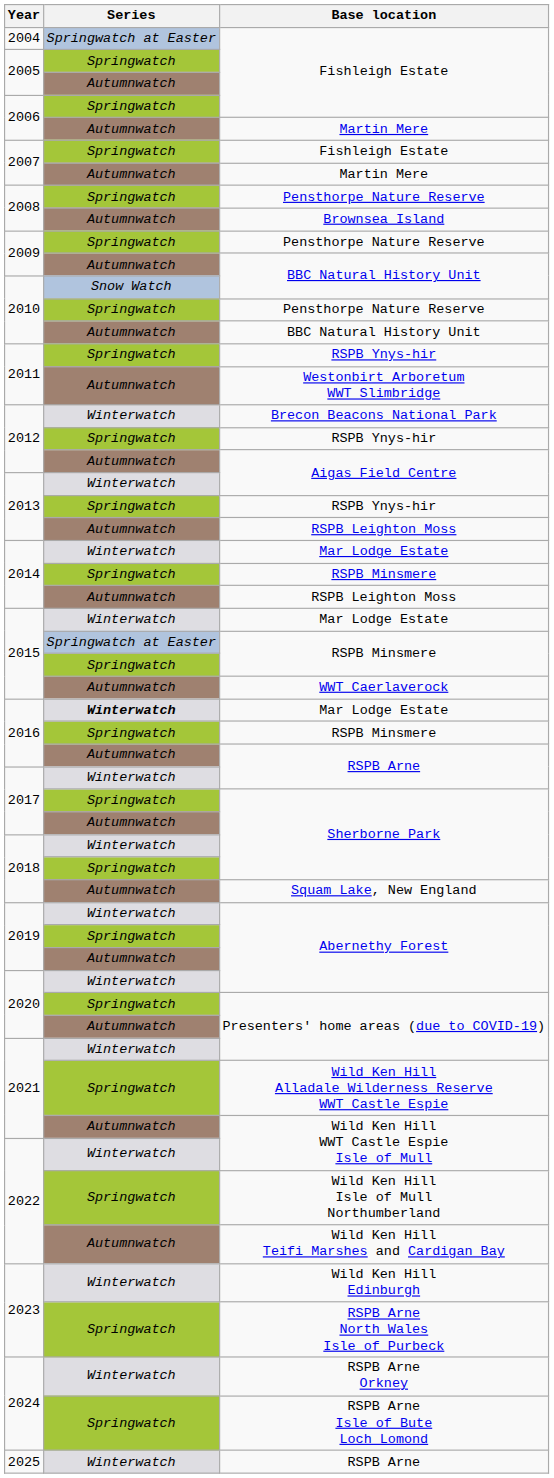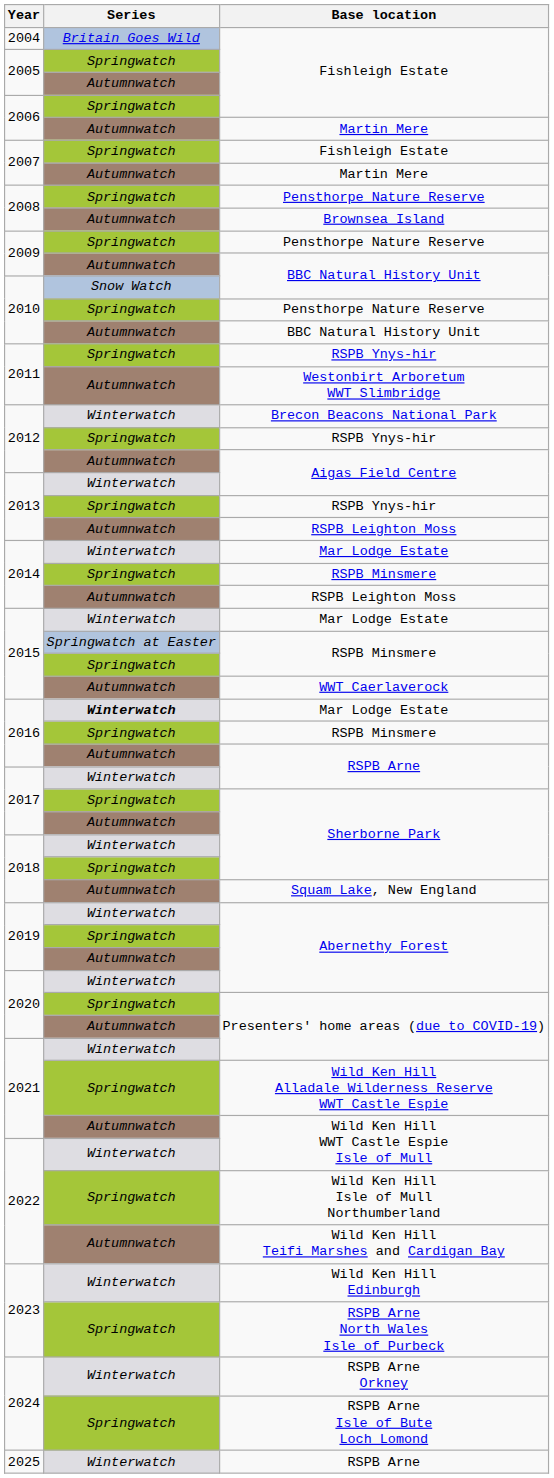(131, 38) Springwatch at Easter -> (131, 38) Britain Goes Wild
